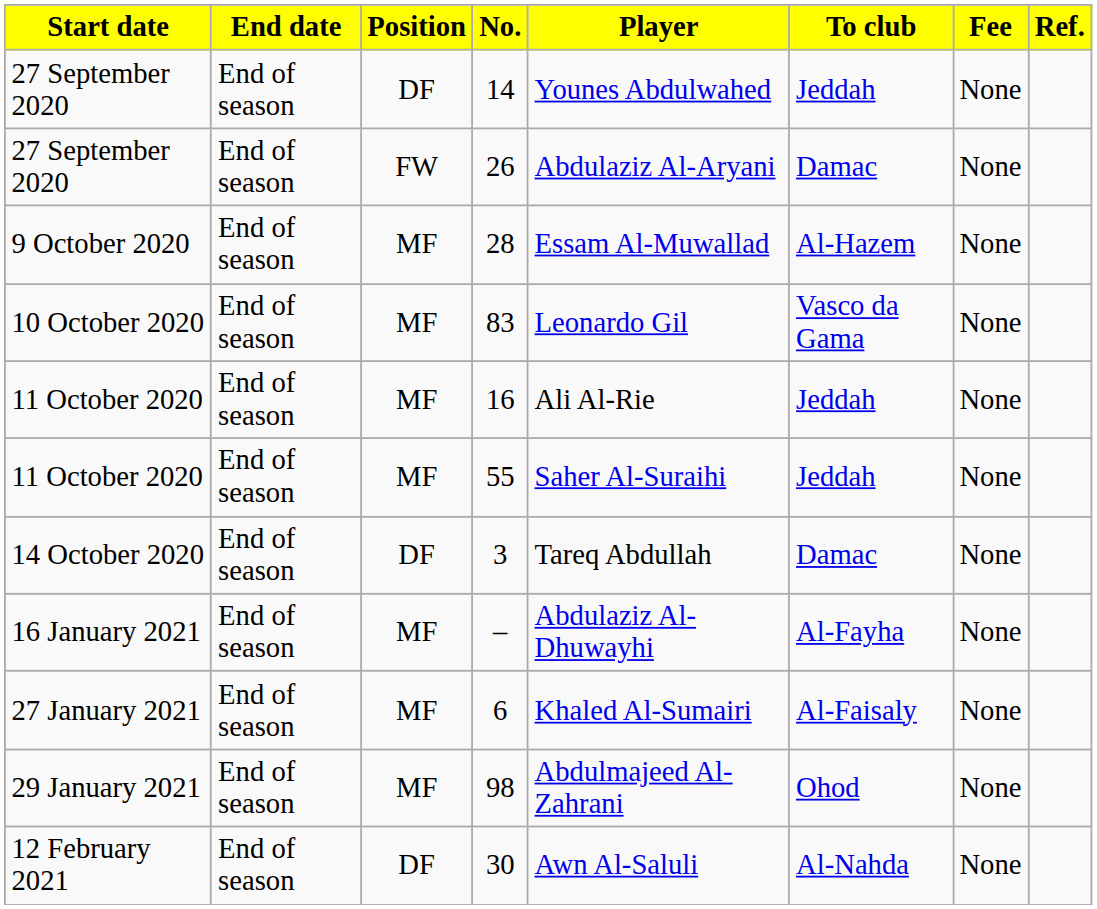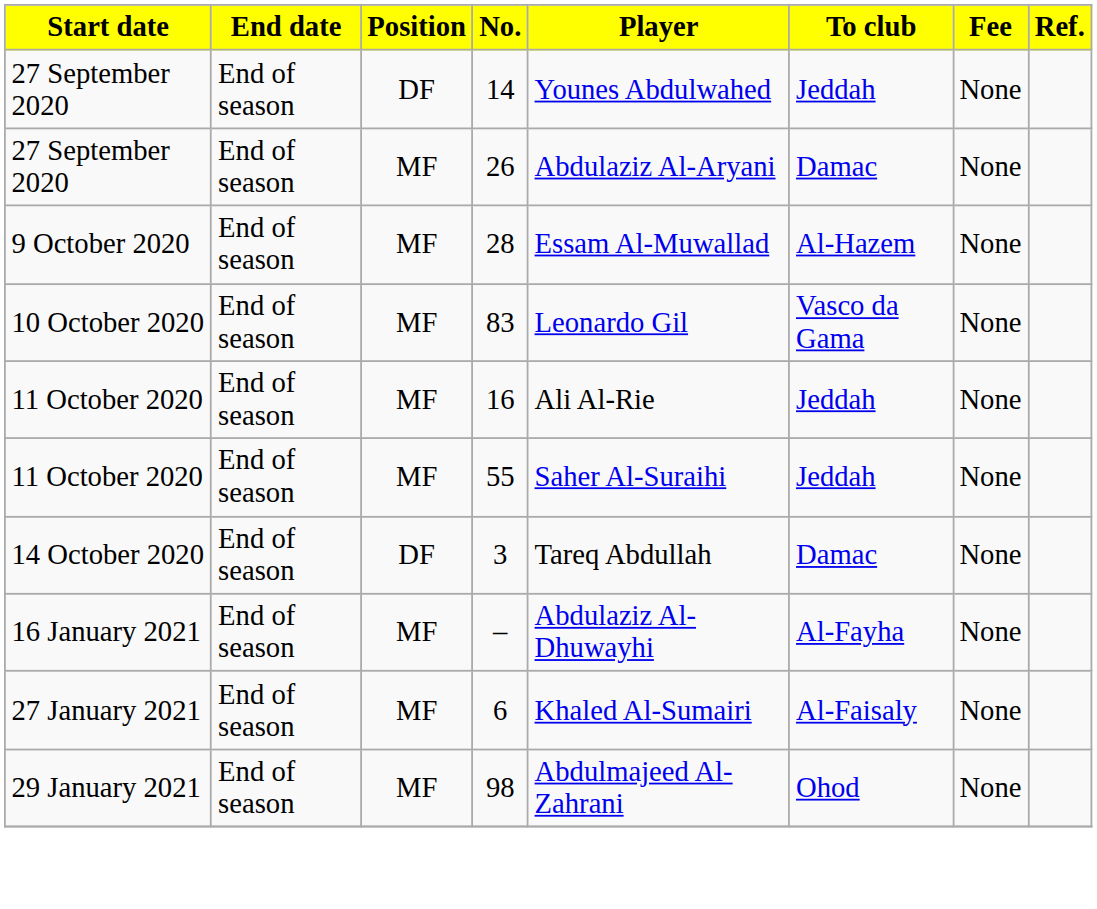(417, 166) FW -> (417, 166) MF
- row: (500, 865)
